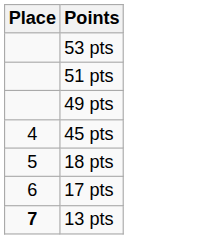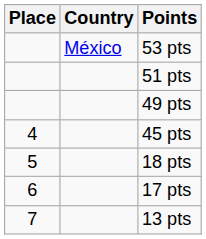+ column: (99, 18)
(32, 219) bold -> (32, 219) normal
